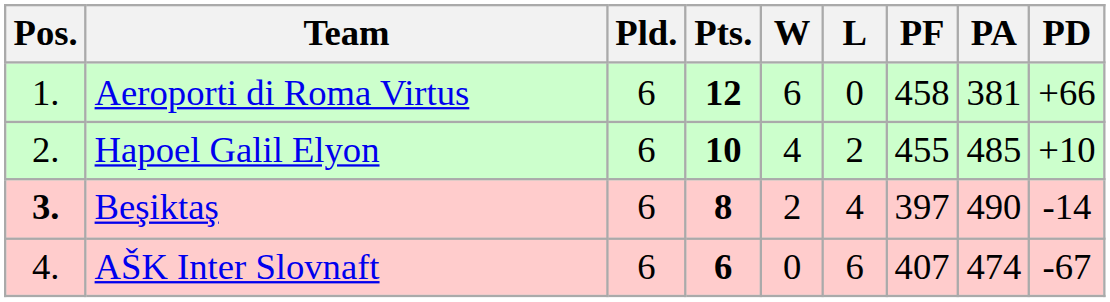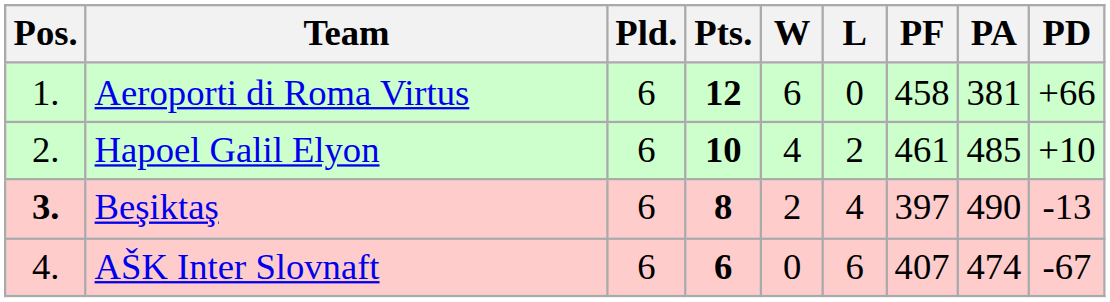(922, 149) 455 -> (922, 149) 461
(1067, 207) -14 -> (1067, 207) -13
